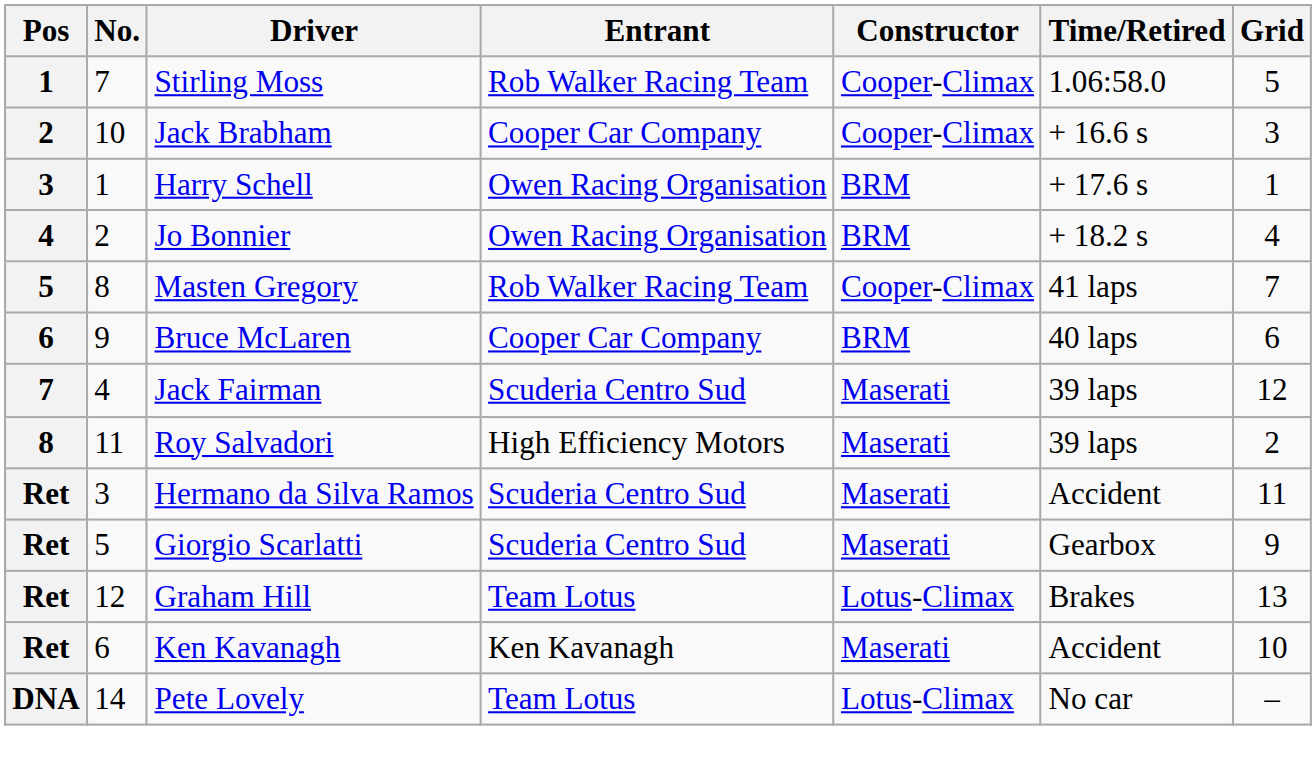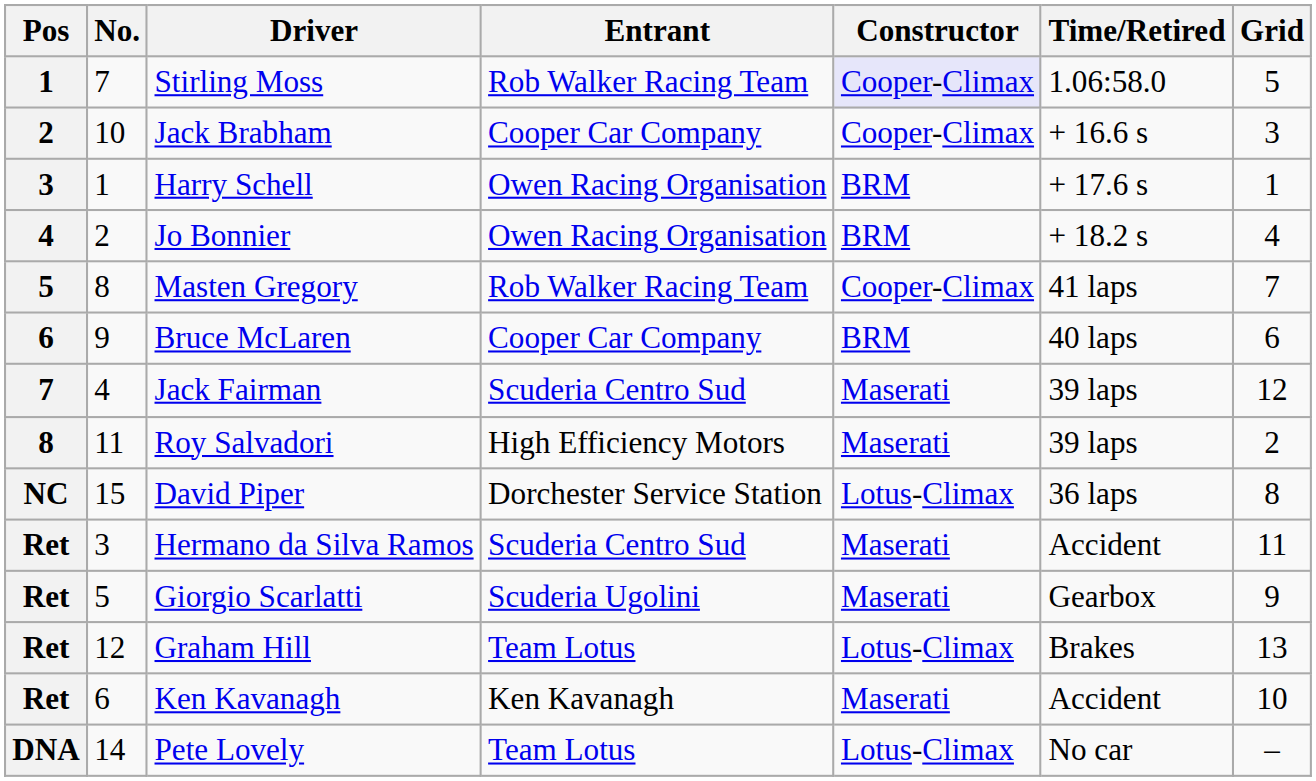(937, 81) no background -> (937, 81) lavender background
+ row: (229, 492)
(617, 544) Scuderia Centro Sud -> (594, 595) Scuderia Ugolini
